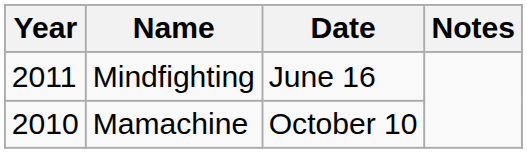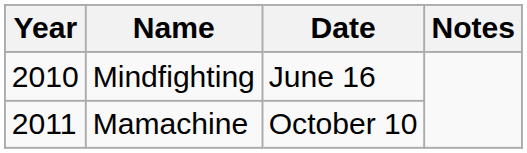(44, 76) 2011 -> (45, 76) 2010
(45, 123) 2010 -> (44, 123) 2011
